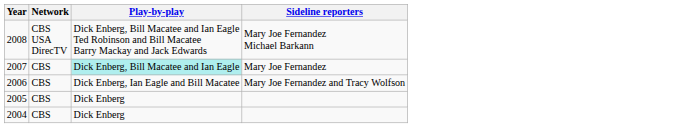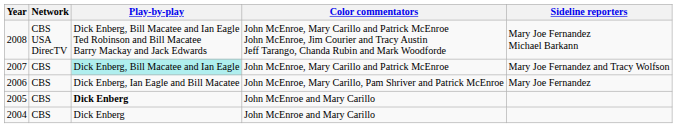+ column: (374, 12)
(285, 67) Mary Joe Fernandez -> (589, 67) Mary Joe Fernandez and Tracy Wolfson
(325, 83) Mary Joe Fernandez and Tracy Wolfson -> (550, 83) Mary Joe Fernandez
(99, 99) normal -> (101, 99) bold
